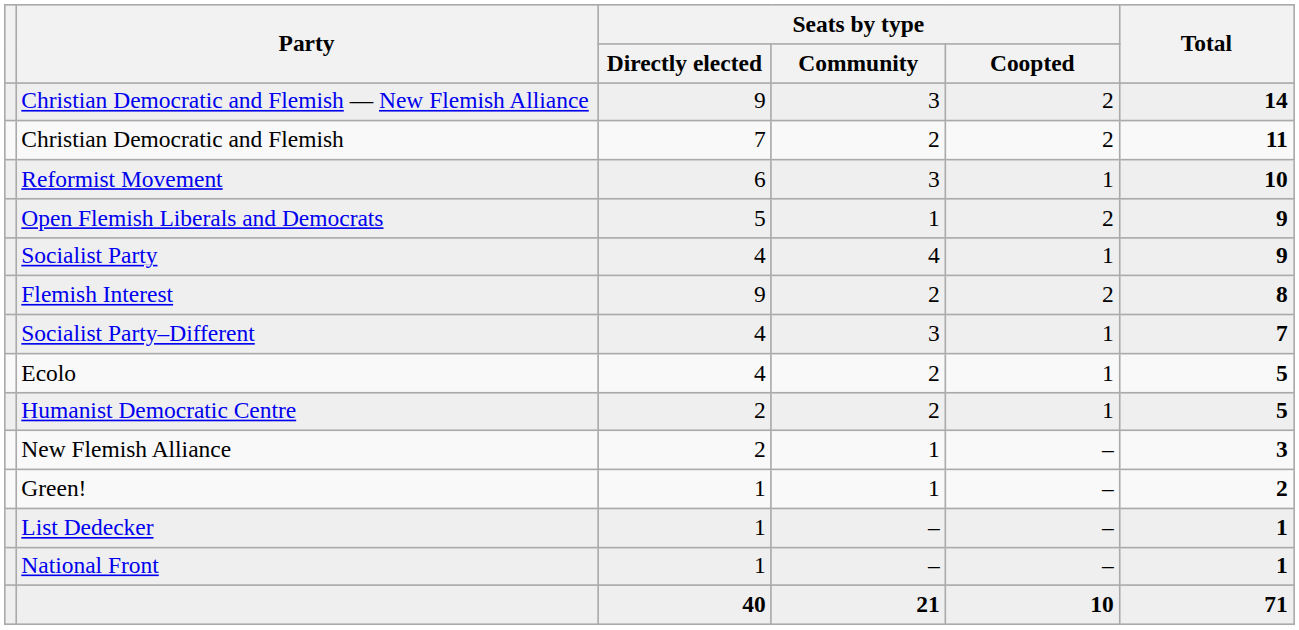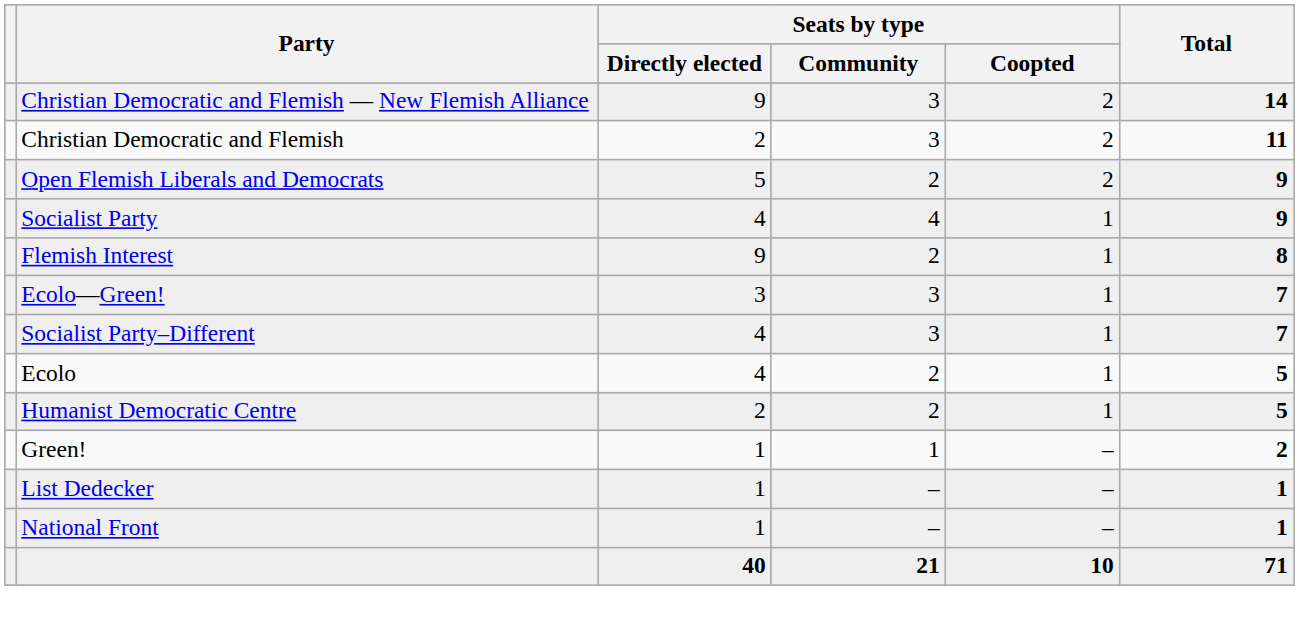(760, 140) 7 -> (760, 140) 2
(934, 140) 2 -> (934, 140) 3
- row: (122, 179)
(934, 217) 1 -> (934, 179) 2
(1108, 295) 2 -> (1108, 256) 1
+ row: (93, 295)
- row: (126, 450)
